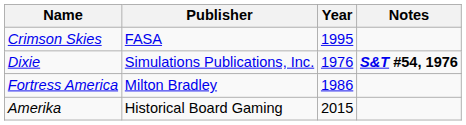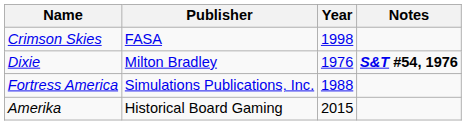(337, 39) 1995 -> (337, 39) 1998
(220, 62) Simulations Publications, Inc. -> (171, 62) Milton Bradley
(171, 85) Milton Bradley -> (220, 85) Simulations Publications, Inc.
(337, 85) 1986 -> (337, 85) 1988
